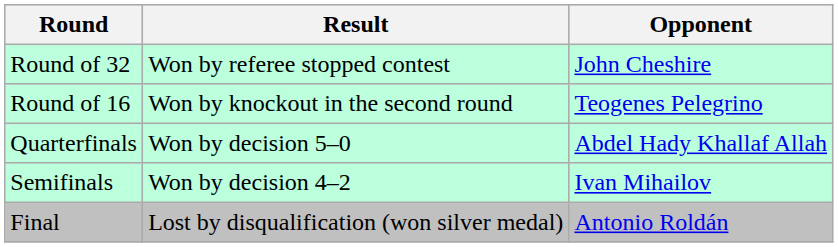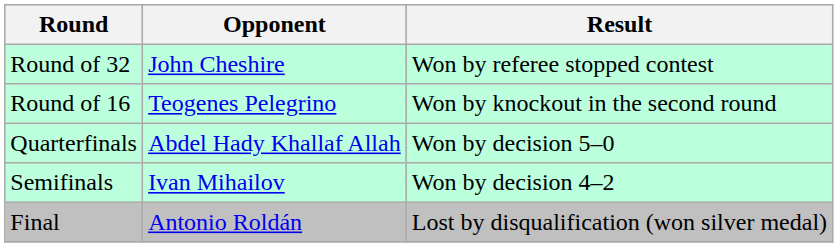columns swapped: (701, 24) <-> (356, 24)
